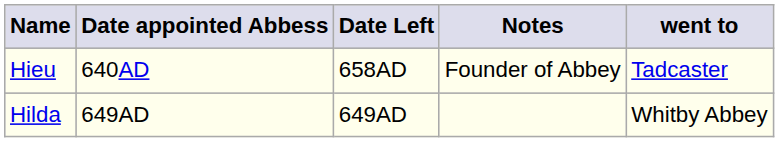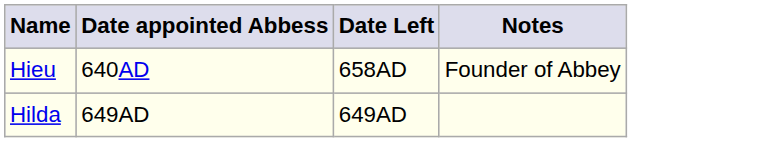- column: (699, 26)
